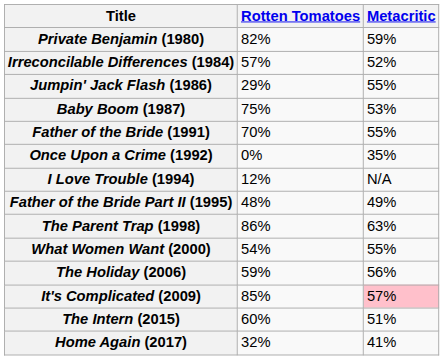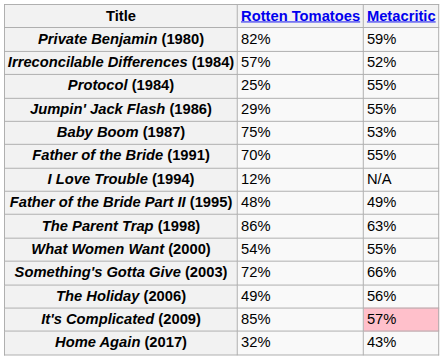+ row: (121, 86)
- row: (121, 156)
+ row: (121, 272)
(256, 272) 59% -> (256, 296) 49%
- row: (121, 319)
(382, 343) 41% -> (382, 343) 43%
